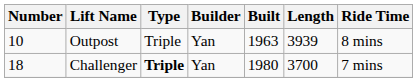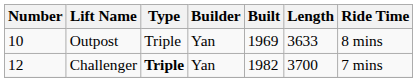(263, 41) 1963 -> (263, 41) 1969
(303, 41) 3939 -> (303, 41) 3633
(16, 65) 18 -> (16, 65) 12
(263, 65) 1980 -> (263, 65) 1982
